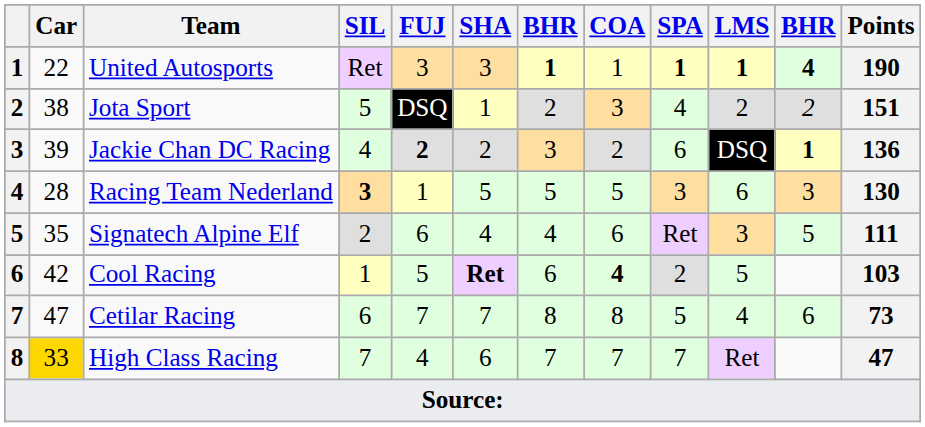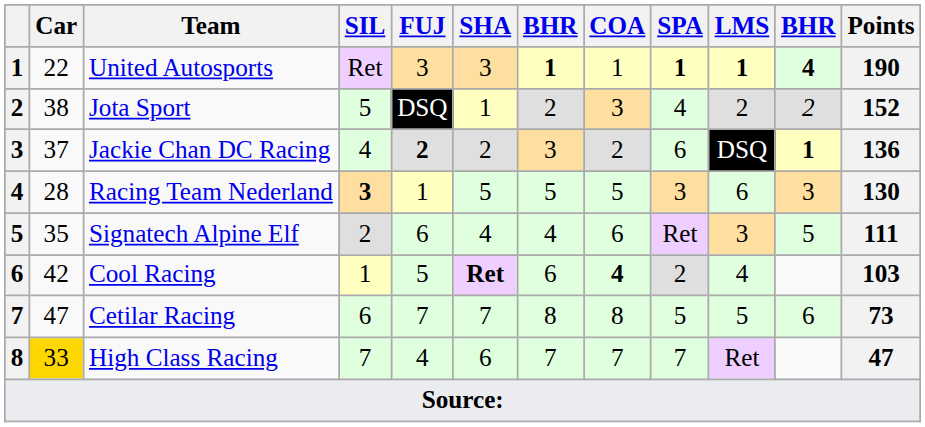(881, 108) 151 -> (881, 108) 152
(56, 150) 39 -> (56, 150) 37
(742, 275) 5 -> (742, 275) 4
(742, 316) 4 -> (742, 316) 5
